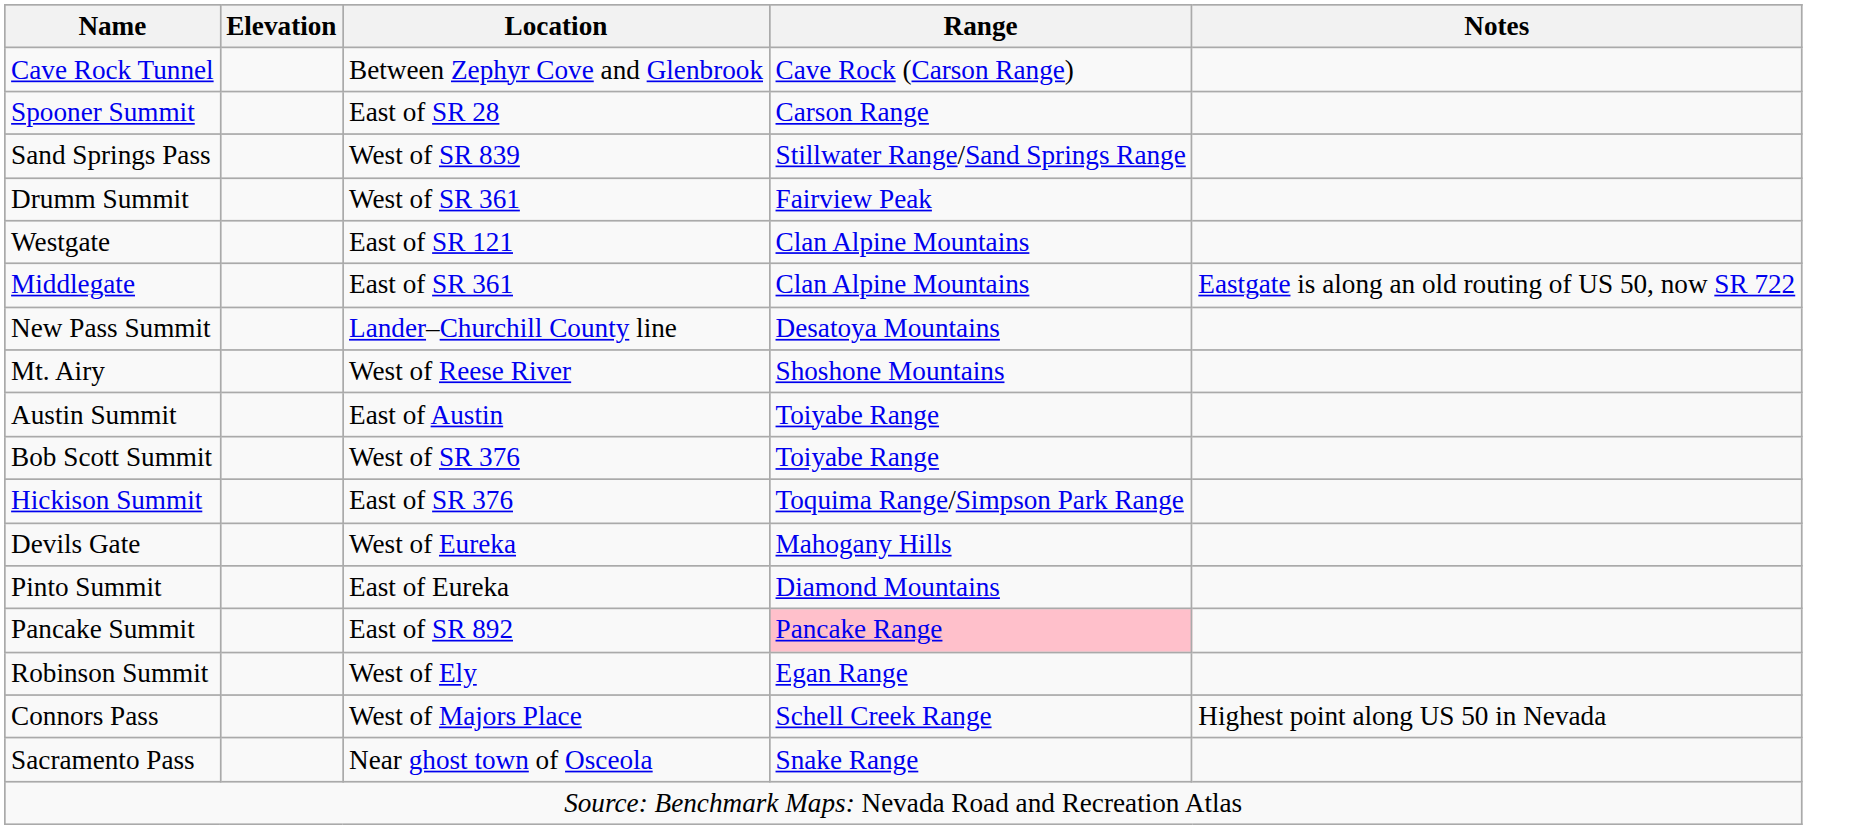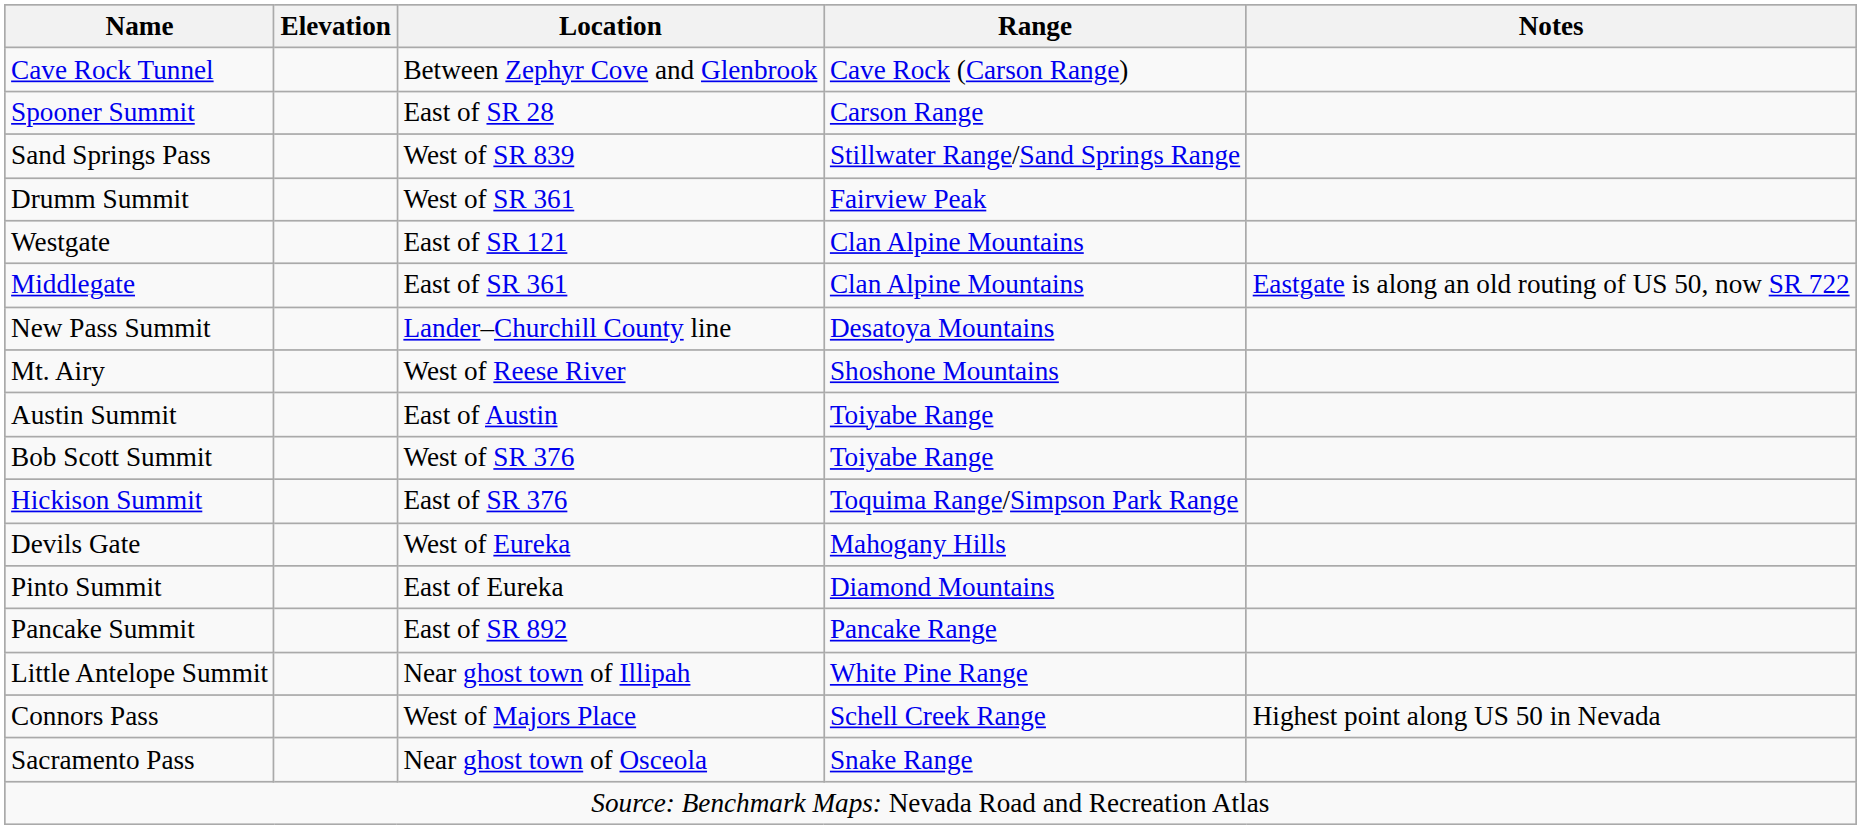(859, 629) pink background -> (913, 629) no background
+ row: (140, 673)
- row: (110, 673)
